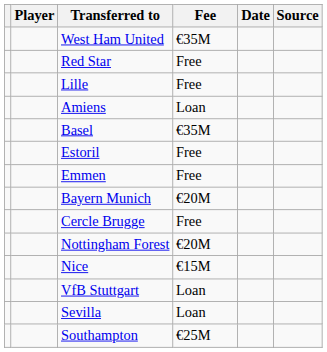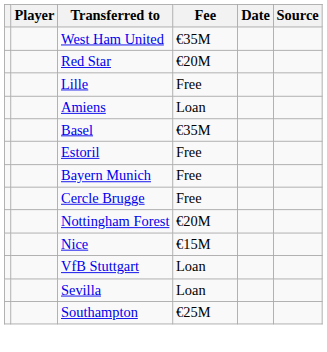(189, 61) Free -> (193, 61) €20M
- row: (83, 175)
(193, 198) €20M -> (189, 175) Free
